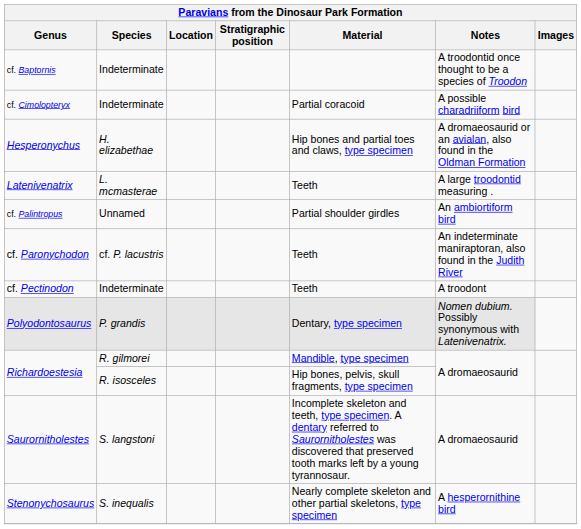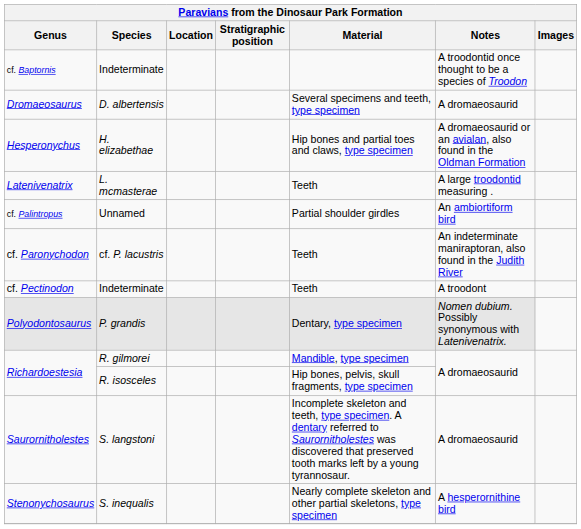- row: (38, 105)
+ row: (44, 104)
